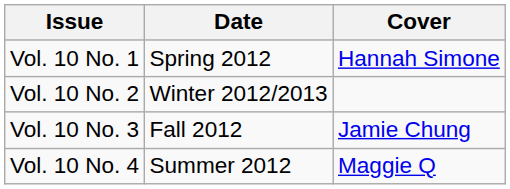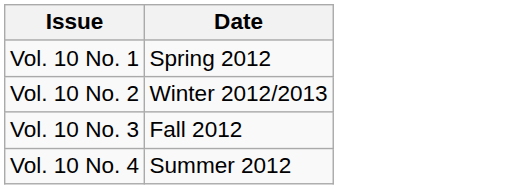- column: (419, 22)
